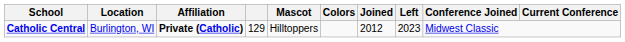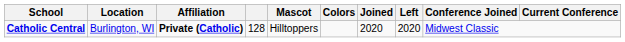(256, 28) 129 -> (256, 28) 128
(371, 28) 2012 -> (371, 28) 2020
(409, 28) 2023 -> (409, 28) 2020
